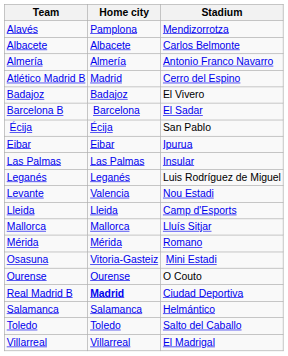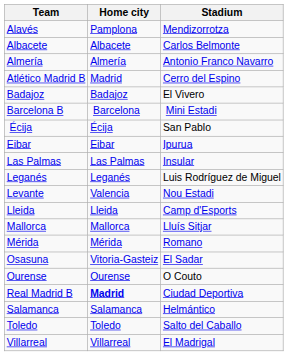(183, 111) El Sadar -> (190, 111) Mini Estadi
(190, 260) Mini Estadi -> (183, 260) El Sadar
